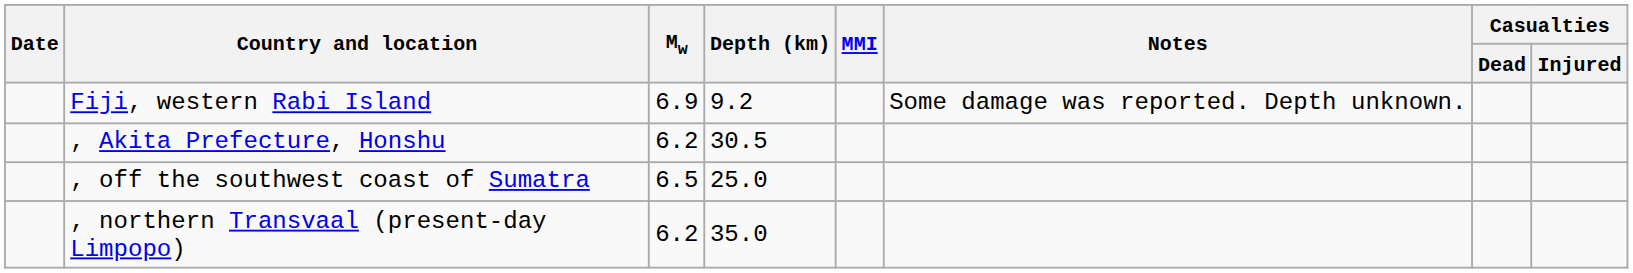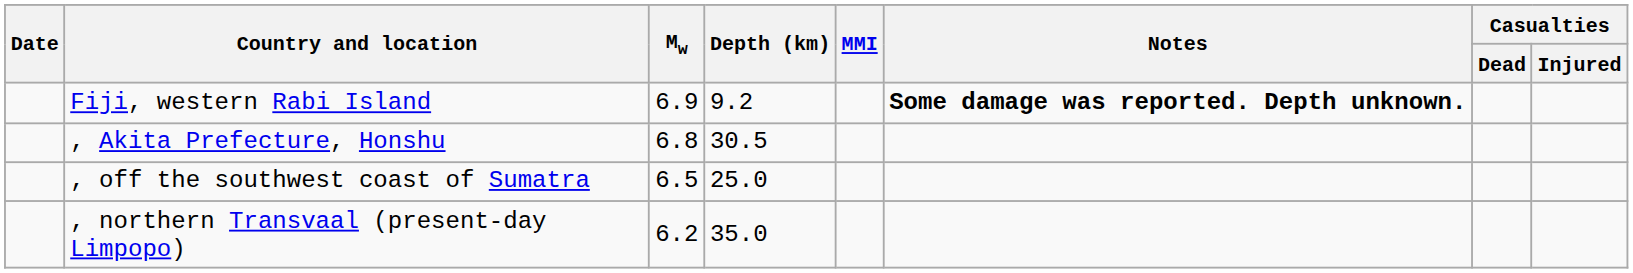(1178, 103) normal -> (1178, 103) bold
(677, 142) 6.2 -> (677, 142) 6.8
